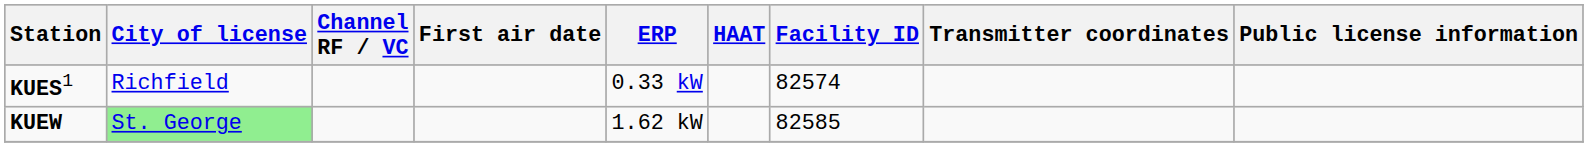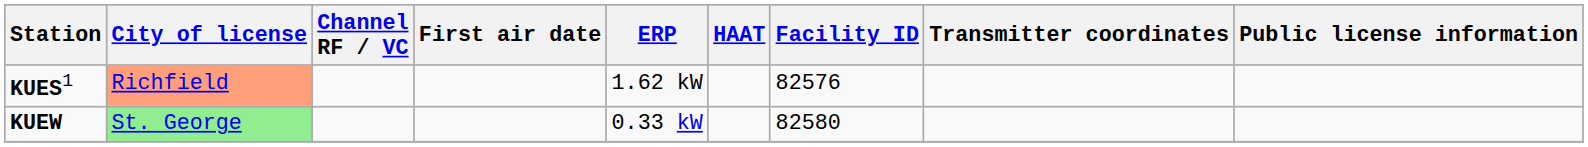(170, 83) no background -> (170, 83) lightsalmon background
(657, 83) 0.33 kW -> (657, 83) 1.62 kW
(808, 83) 82574 -> (808, 83) 82576
(657, 124) 1.62 kW -> (657, 124) 0.33 kW
(808, 124) 82585 -> (808, 124) 82580
